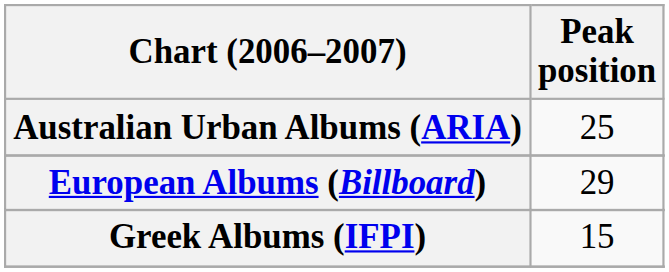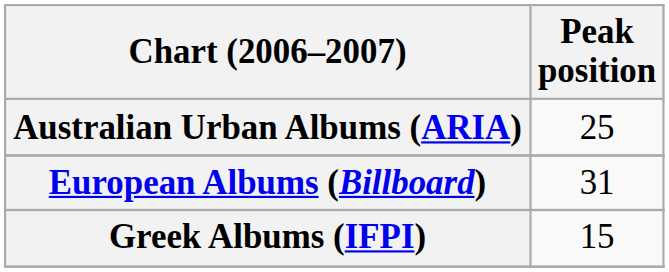(597, 182) 29 -> (597, 182) 31
